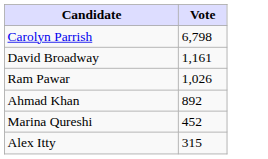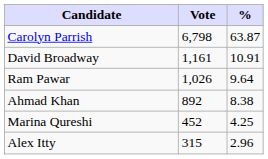+ column: (245, 15)
